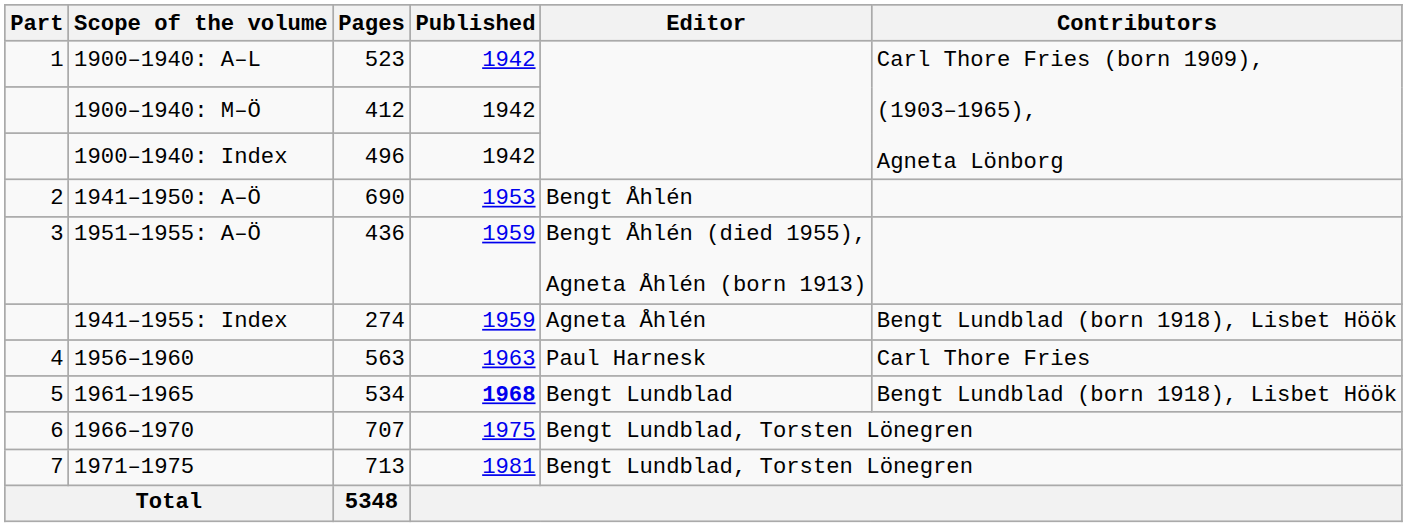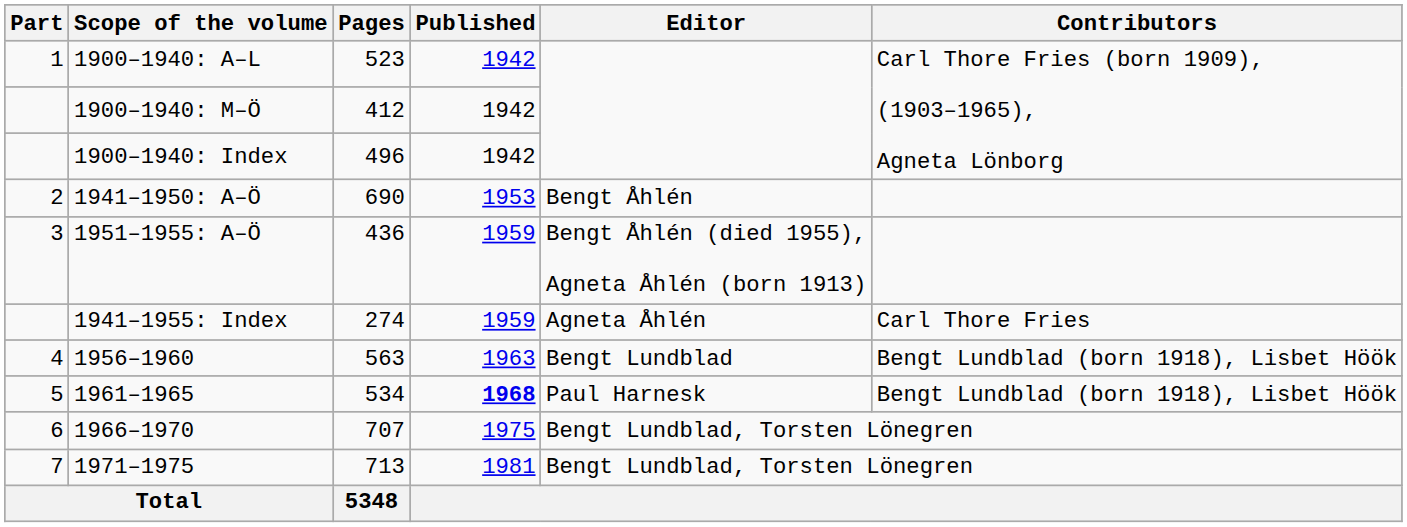(1137, 322) Bengt Lundblad (born 1918), Lisbet Höök -> (984, 322) Carl Thore Fries
(626, 358) Paul Harnesk -> (640, 358) Bengt Lundblad
(984, 358) Carl Thore Fries -> (1137, 358) Bengt Lundblad (born 1918), Lisbet Höök
(640, 394) Bengt Lundblad -> (626, 394) Paul Harnesk
